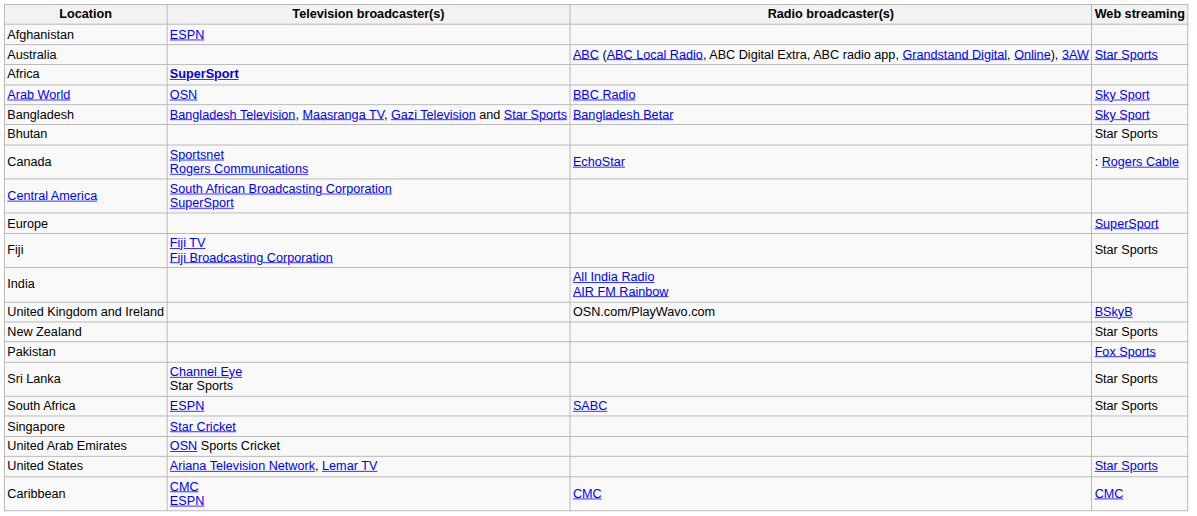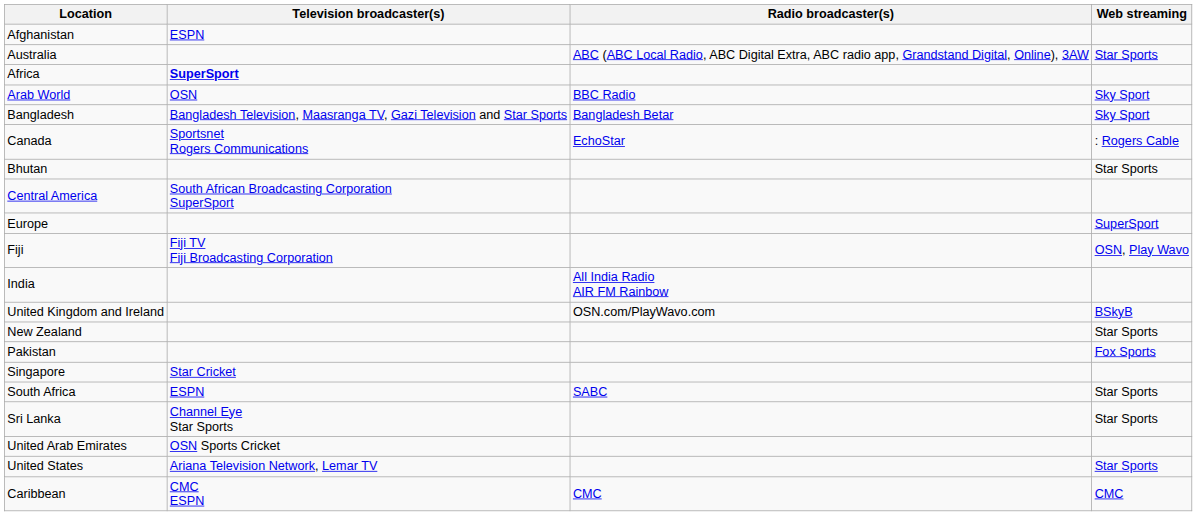rows swapped: (27, 134) <-> (29, 161)
(1126, 250) Star Sports -> (1142, 250) OSN, Play Wavo
rows swapped: (36, 426) <-> (34, 379)
